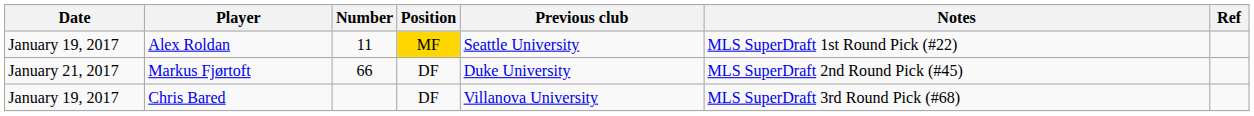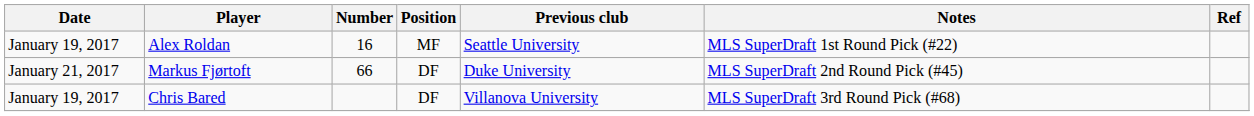(365, 44) 11 -> (365, 44) 16
(428, 44) gold background -> (428, 44) no background
